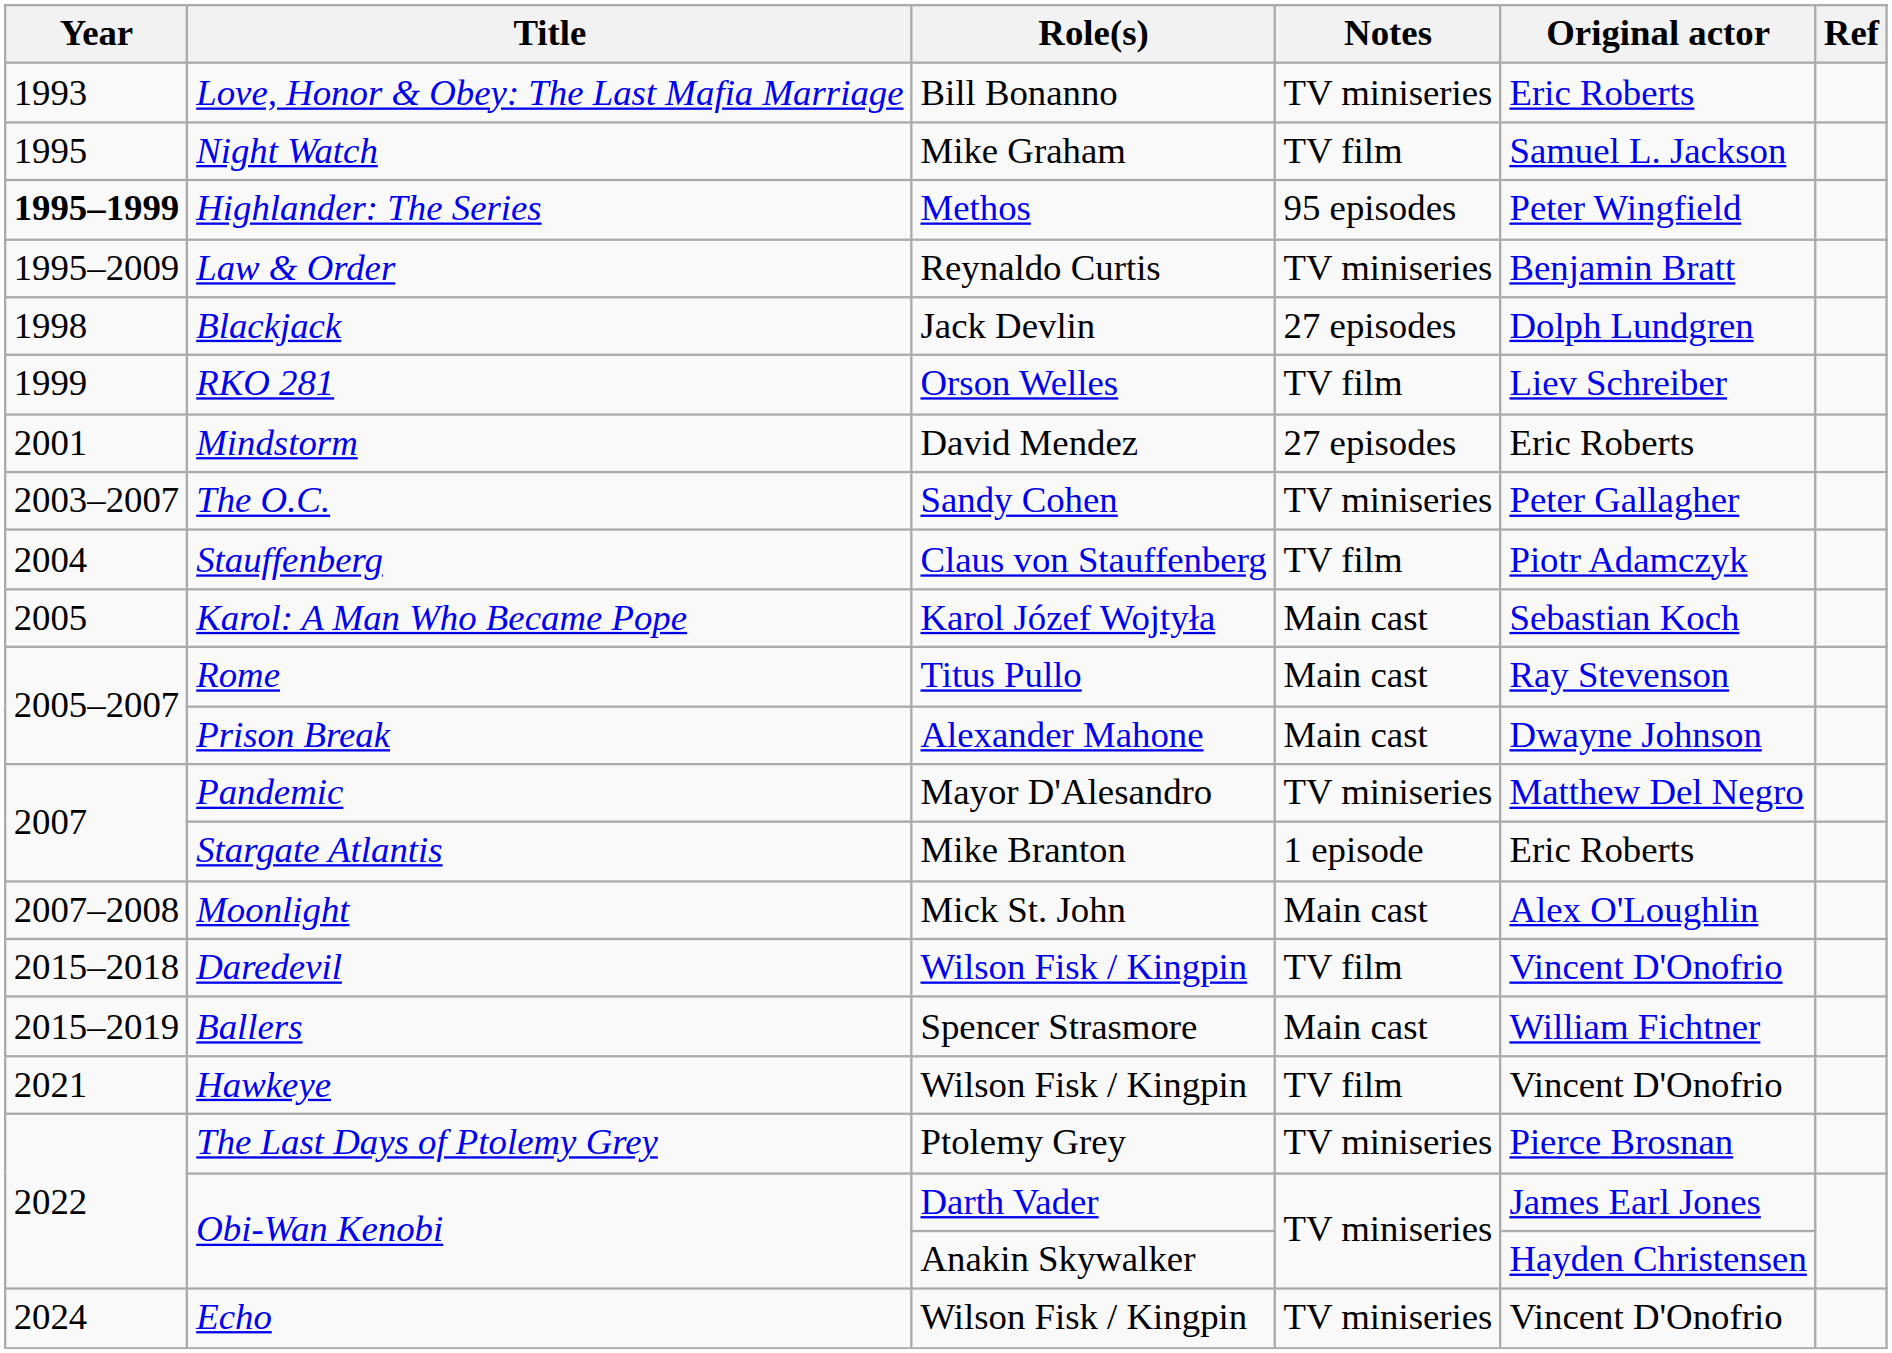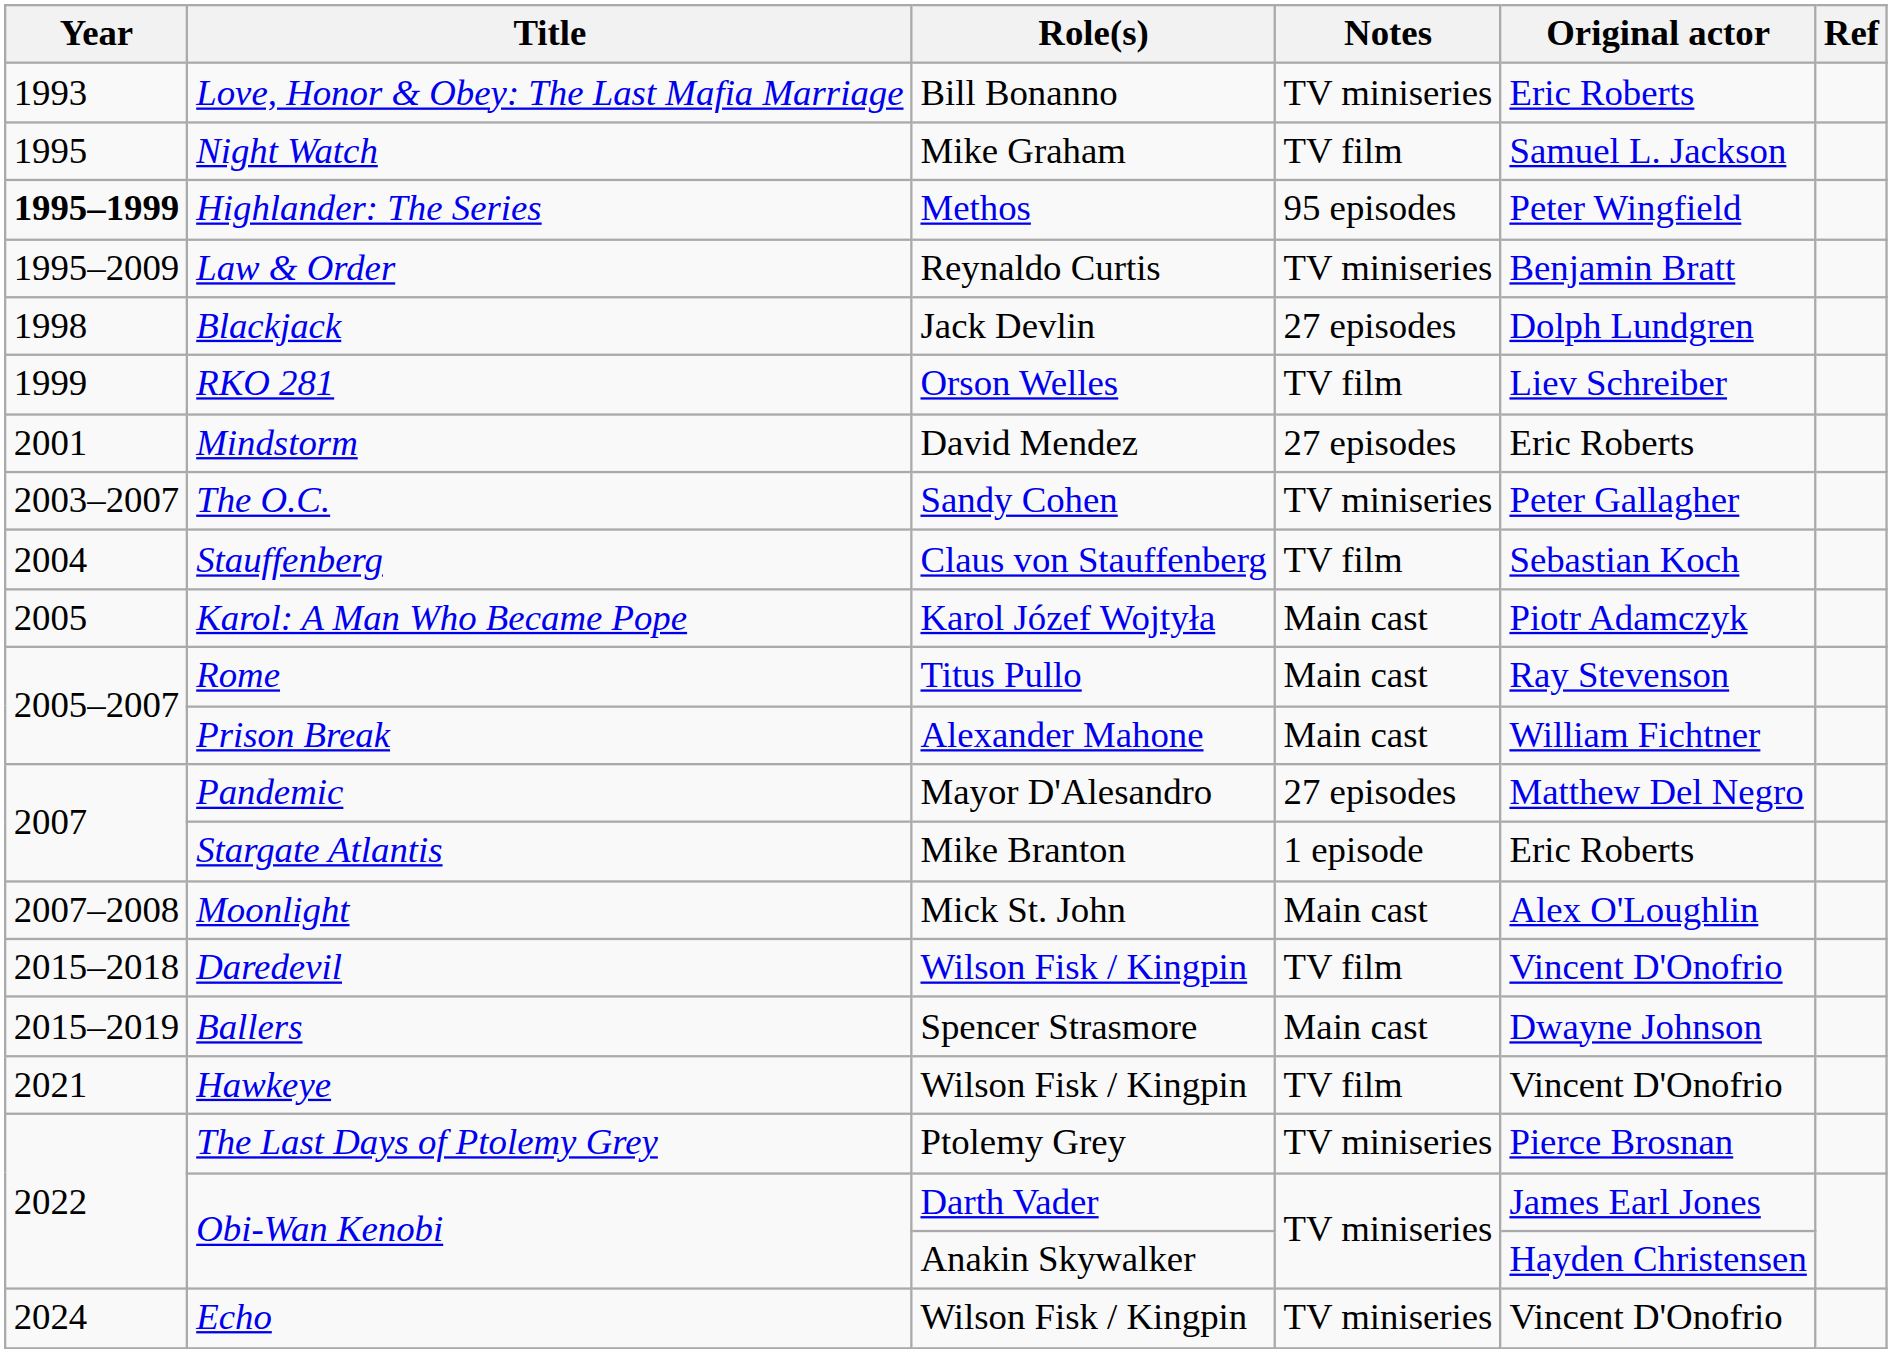(1629, 558) Piotr Adamczyk -> (1624, 558) Sebastian Koch
(1624, 617) Sebastian Koch -> (1629, 617) Piotr Adamczyk
(1636, 734) Dwayne Johnson -> (1635, 734) William Fichtner
(1388, 792) TV miniseries -> (1370, 792) 27 episodes
(1635, 1025) William Fichtner -> (1636, 1025) Dwayne Johnson
